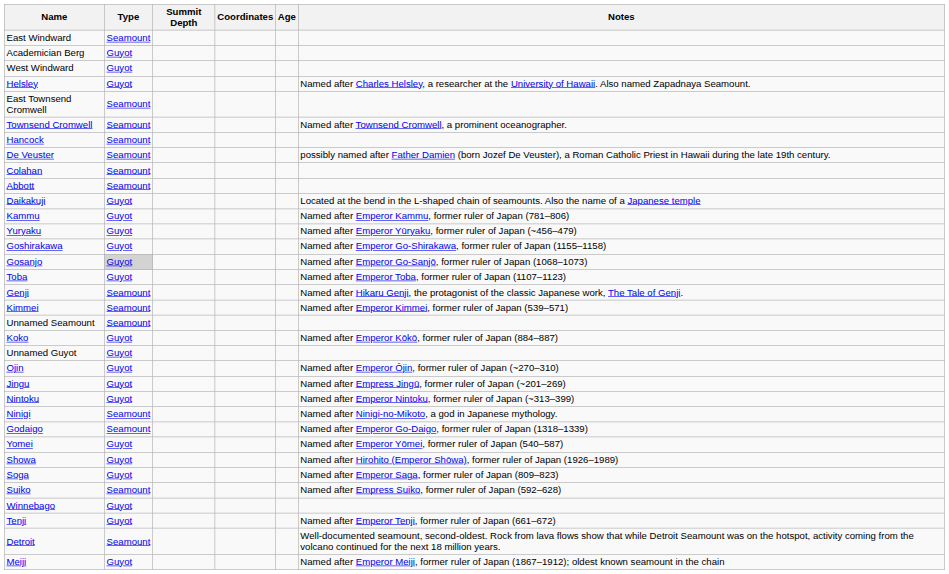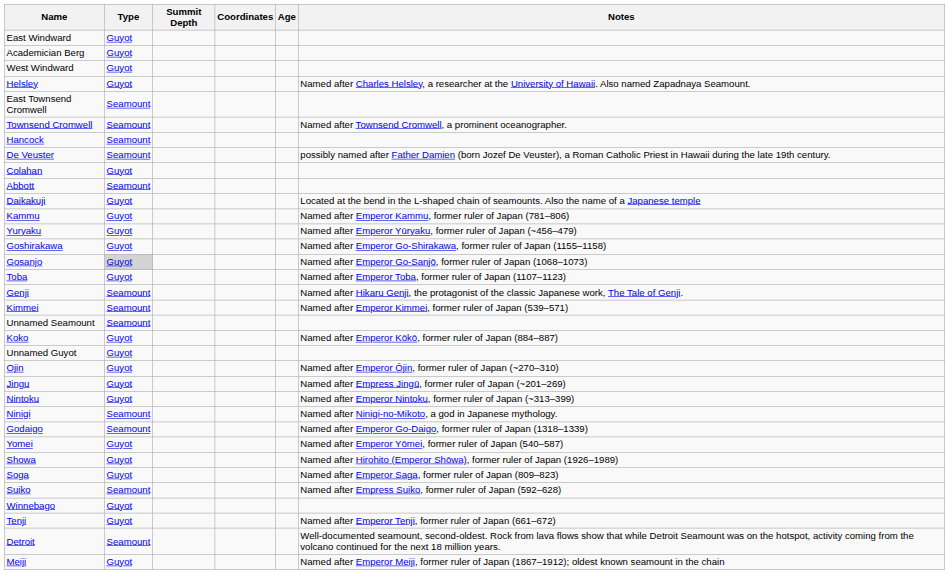(128, 38) Seamount -> (119, 38) Guyot
(128, 170) Seamount -> (119, 170) Guyot
